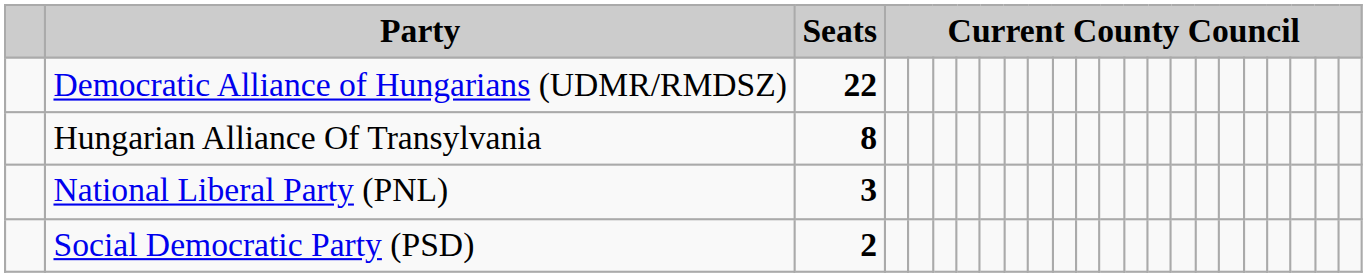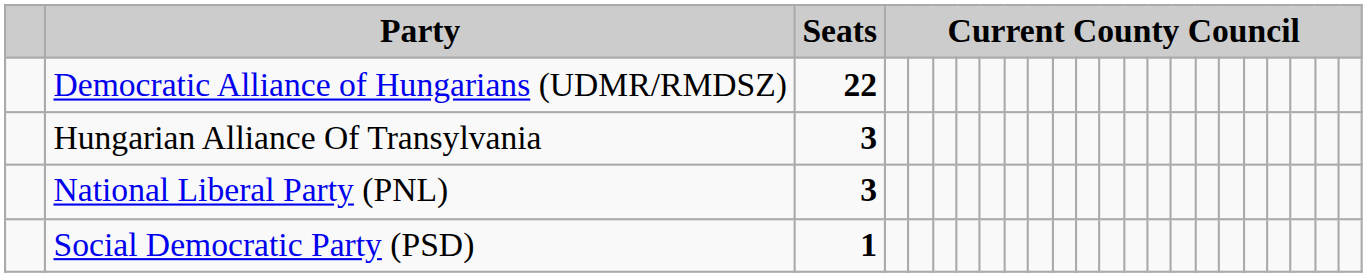(869, 137) 8 -> (869, 137) 3
(869, 244) 2 -> (869, 244) 1
